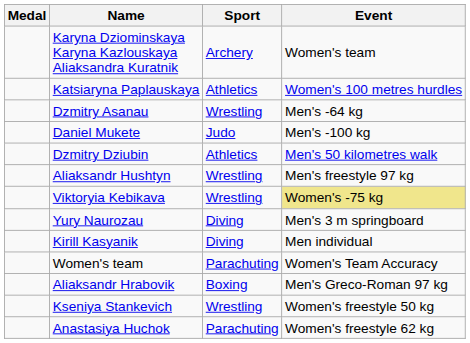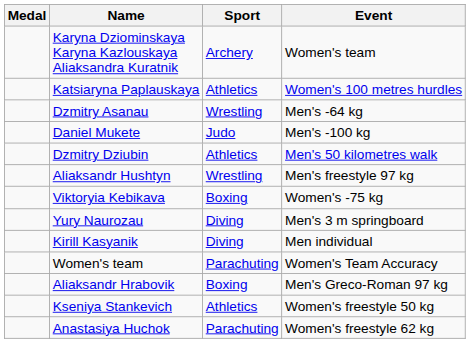(234, 198) Wrestling -> (227, 198) Boxing
(334, 198) khaki background -> (334, 198) no background
(234, 306) Wrestling -> (232, 306) Athletics
